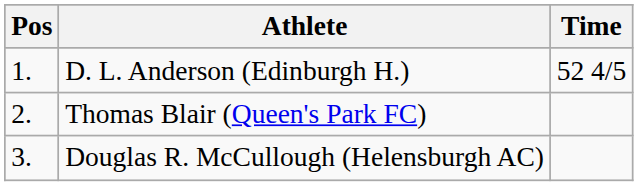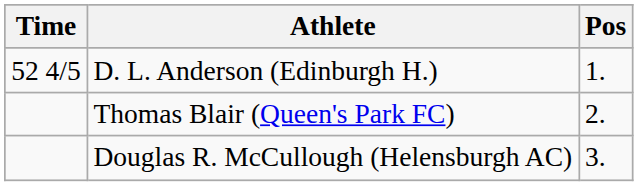columns swapped: (32, 26) <-> (591, 26)
